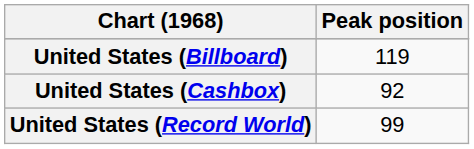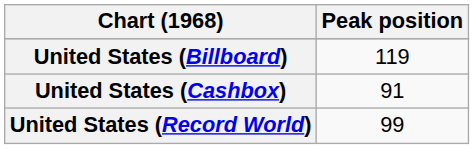(392, 90) 92 -> (392, 90) 91
